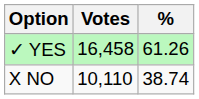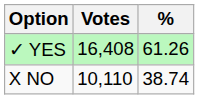(106, 49) 16,458 -> (106, 49) 16,408
